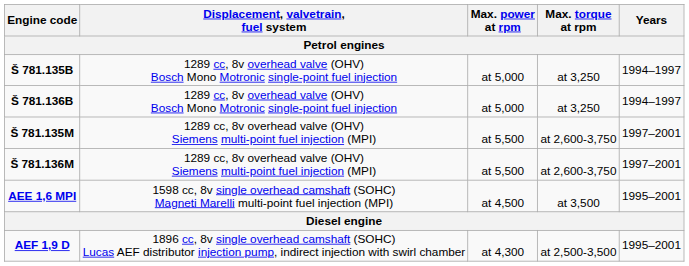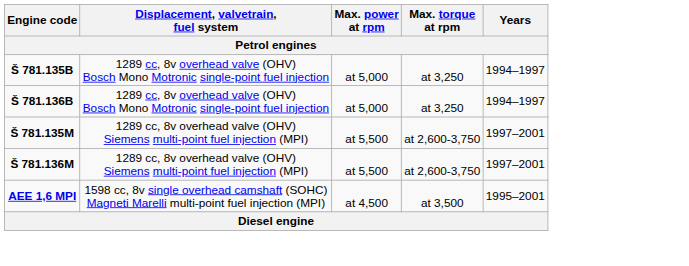- row: (42, 245)
